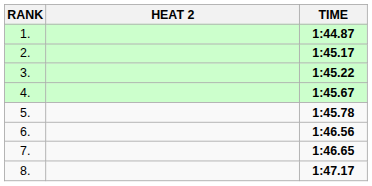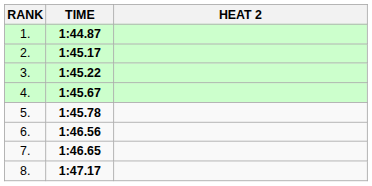columns swapped: (173, 15) <-> (333, 15)
